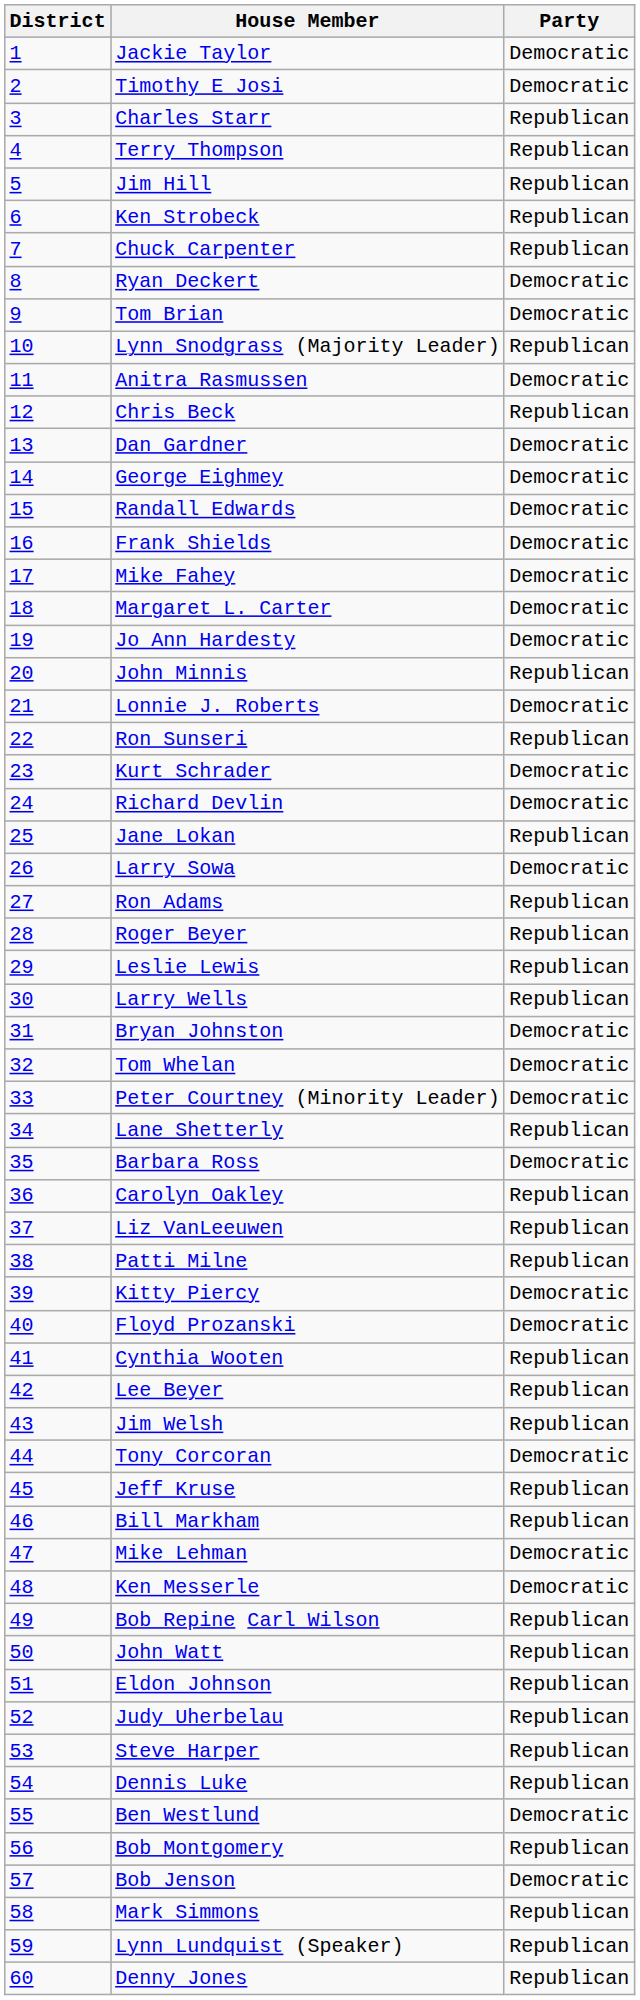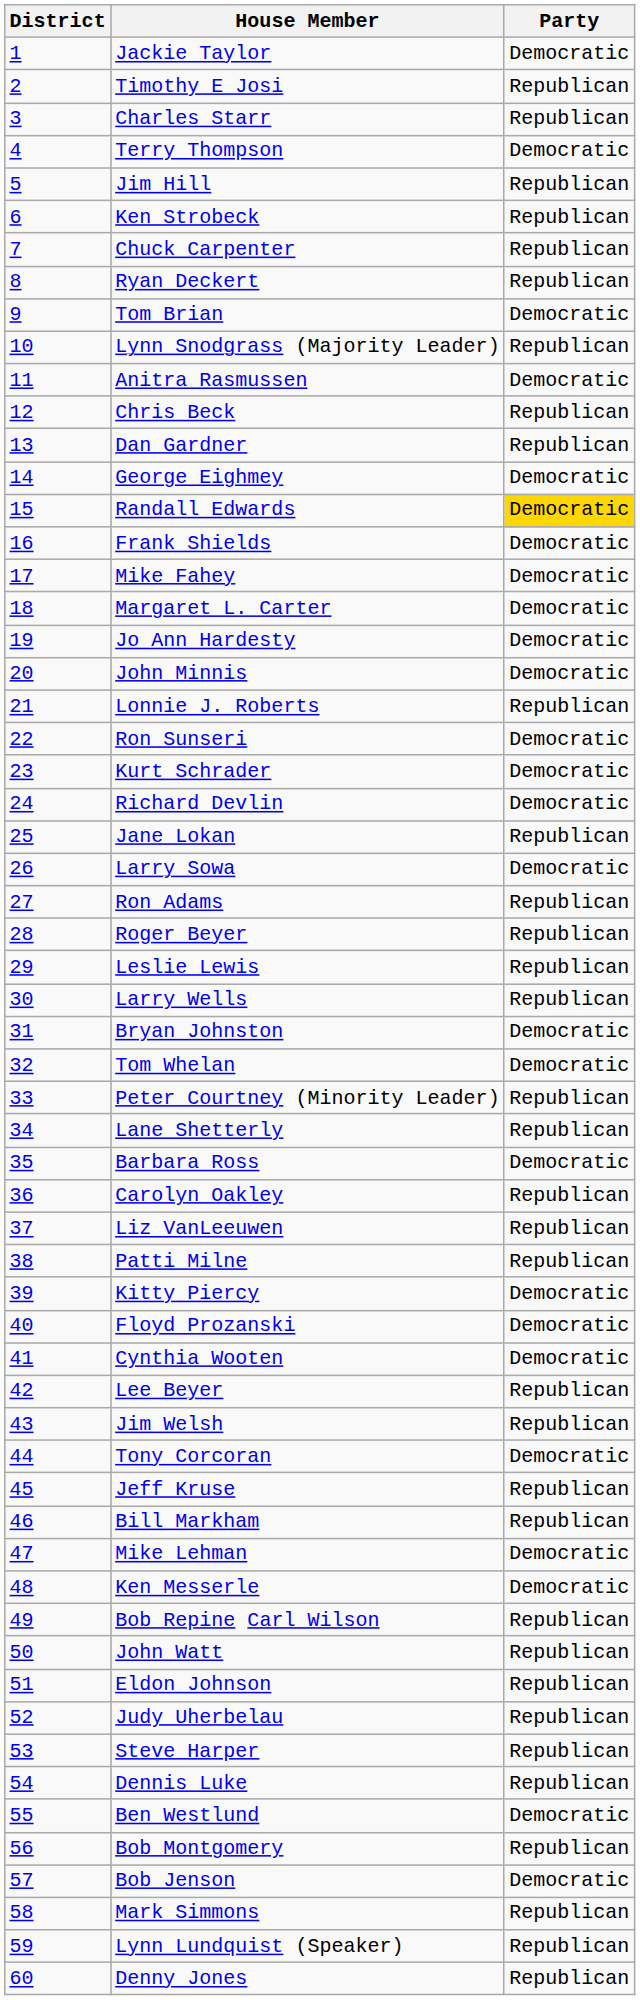(569, 86) Democratic -> (569, 86) Republican
(569, 152) Republican -> (569, 152) Democratic
(569, 282) Democratic -> (569, 282) Republican
(569, 445) Democratic -> (569, 445) Republican
(569, 511) no background -> (569, 511) gold background
(569, 674) Republican -> (569, 674) Democratic
(569, 706) Democratic -> (569, 706) Republican
(569, 739) Republican -> (569, 739) Democratic
(569, 1098) Democratic -> (569, 1098) Republican
(569, 1359) Republican -> (569, 1359) Democratic
